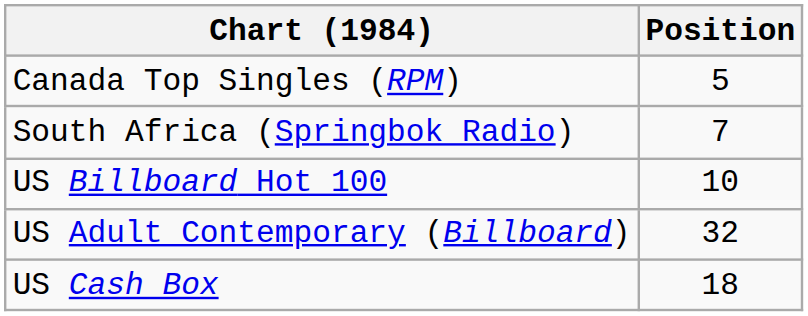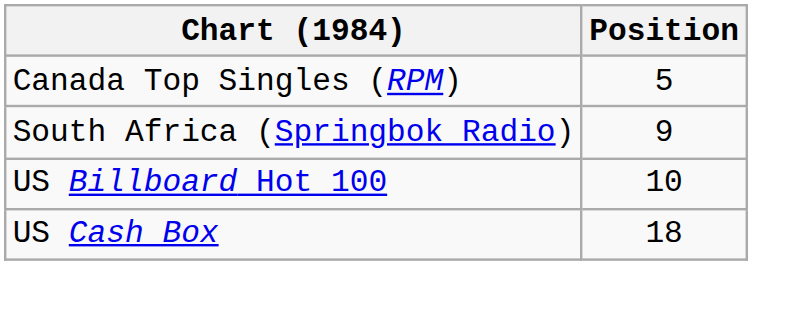(720, 132) 7 -> (664, 132) 9
- row: (322, 234)
